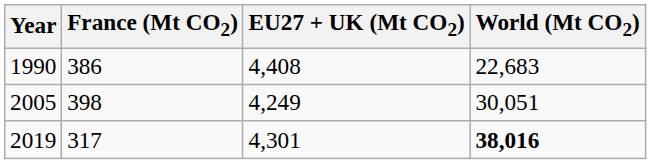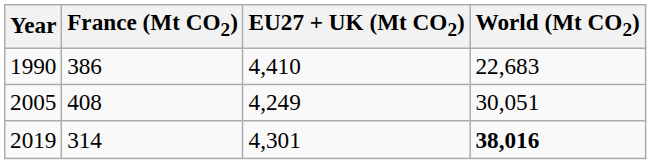(275, 65) 4,408 -> (275, 65) 4,410
(85, 102) 398 -> (85, 102) 408
(85, 139) 317 -> (85, 139) 314
